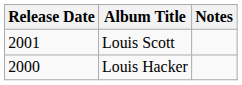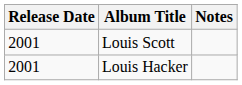(24, 67) 2000 -> (24, 67) 2001
